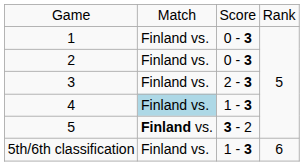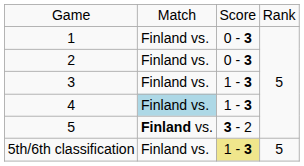(238, 82) 2 - 3 -> (238, 82) 1 - 3
(238, 149) no background -> (238, 149) khaki background
(279, 149) 6 -> (279, 149) 5
